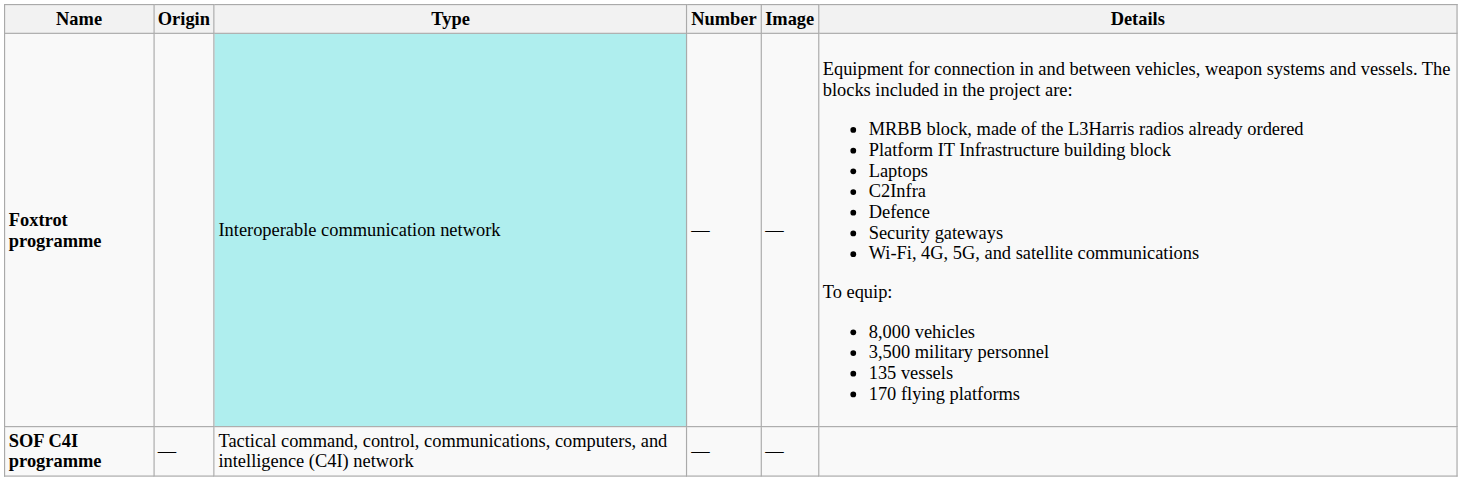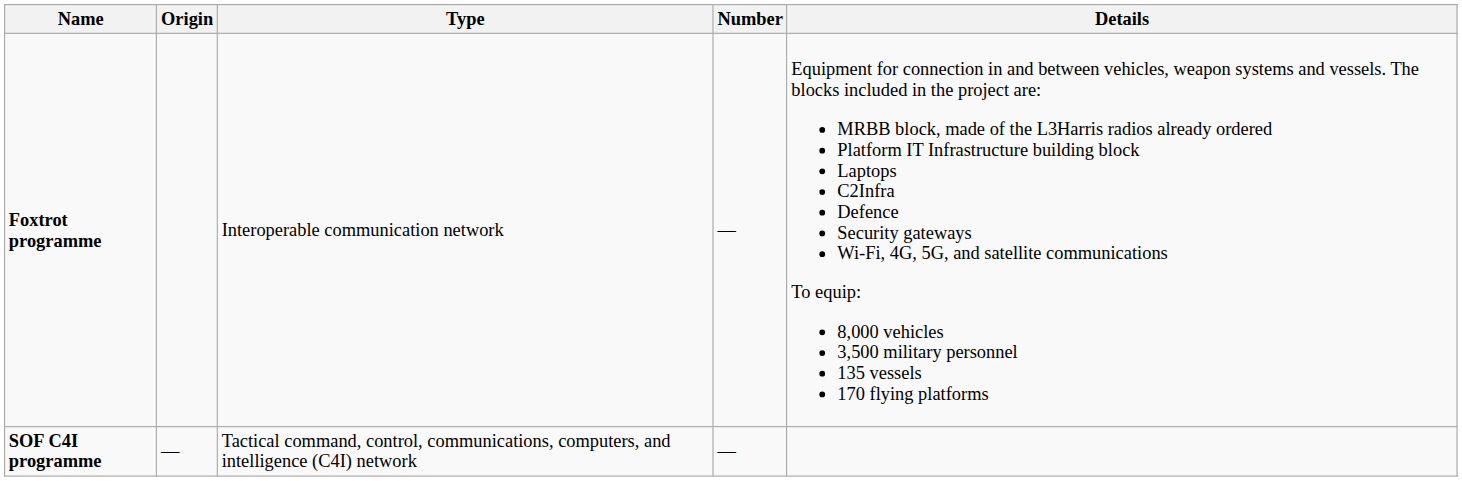- column: (790, 19)
(359, 229) paleturquoise background -> (363, 229) no background
